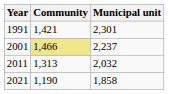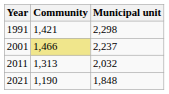(105, 30) 2,301 -> (105, 30) 2,298
(105, 81) 1,858 -> (105, 81) 1,848
